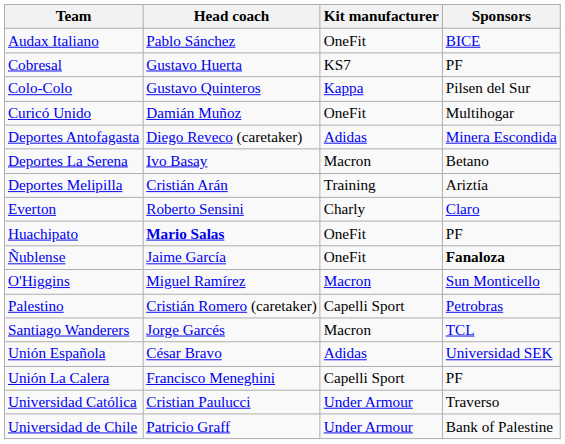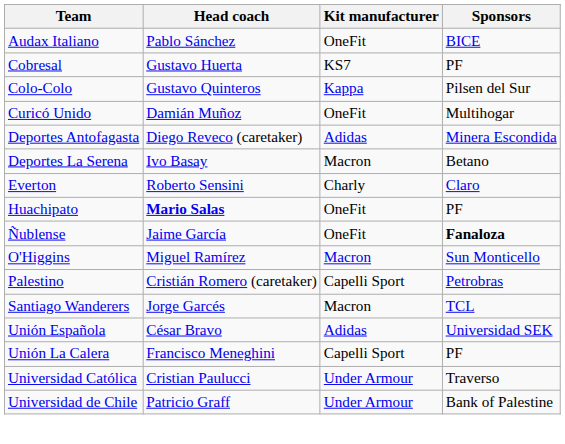- row: (65, 185)
